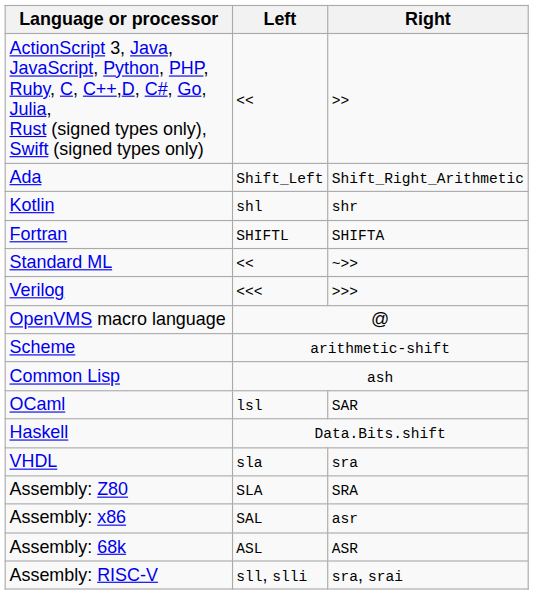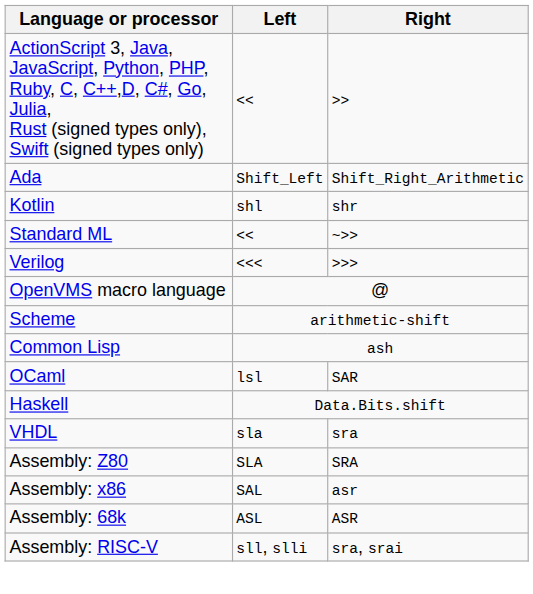- row: (38, 234)
